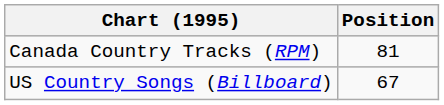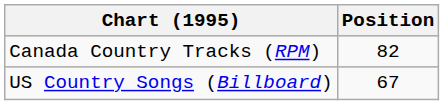(388, 52) 81 -> (388, 52) 82
